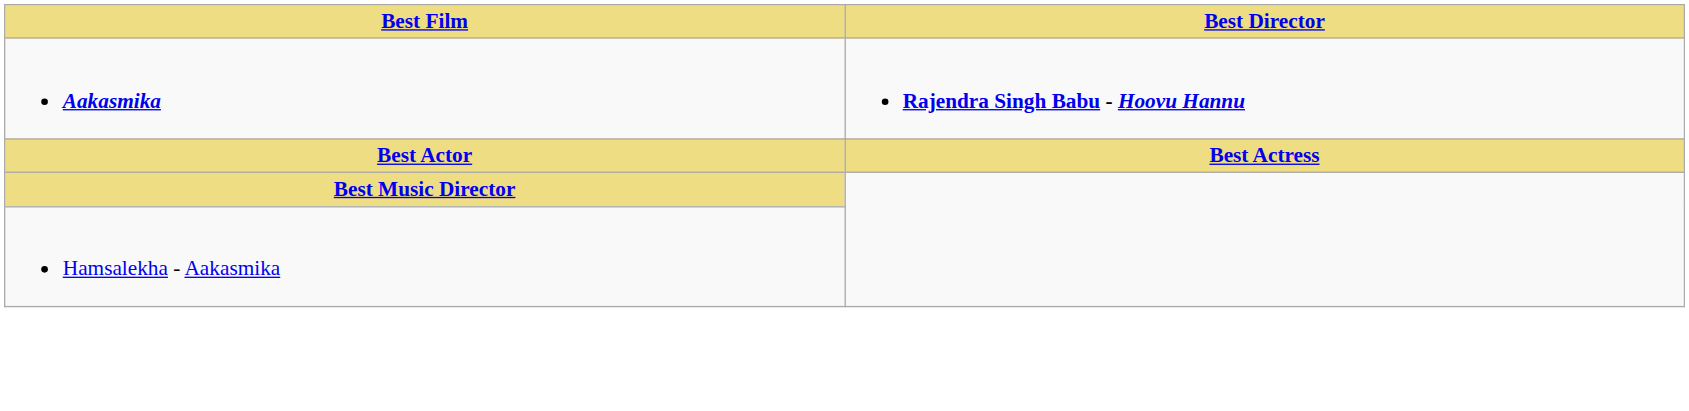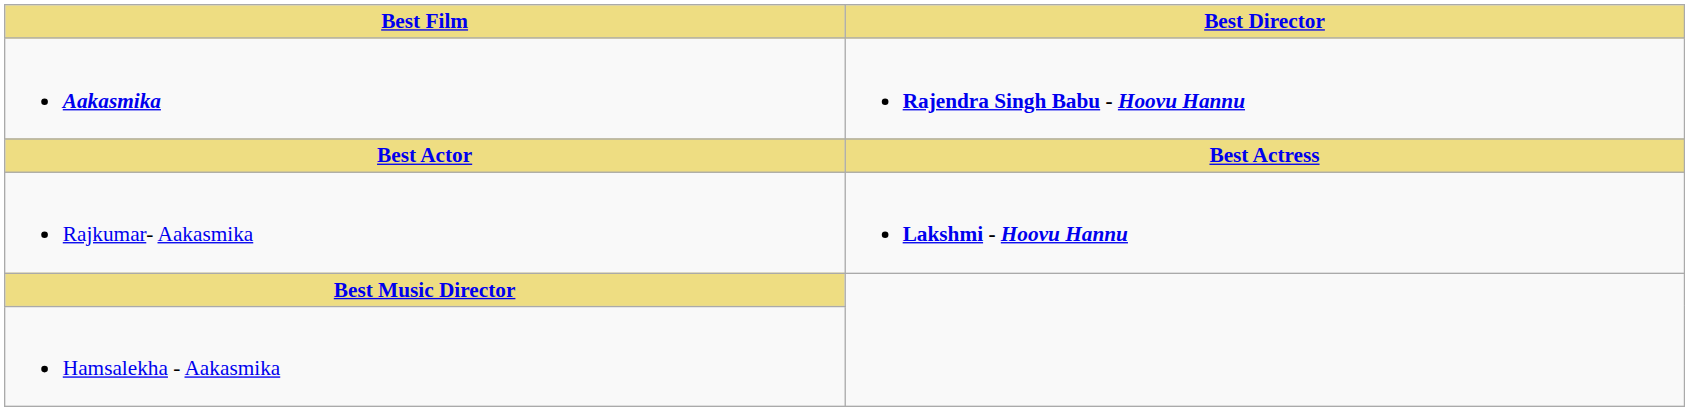+ row: (425, 235)
